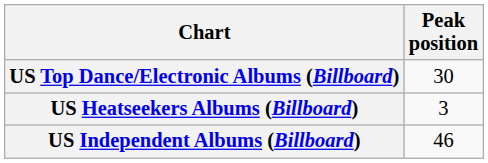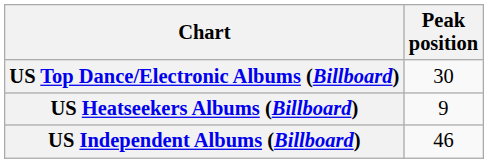(443, 108) 3 -> (443, 108) 9
